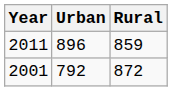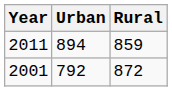(71, 45) 896 -> (71, 45) 894
